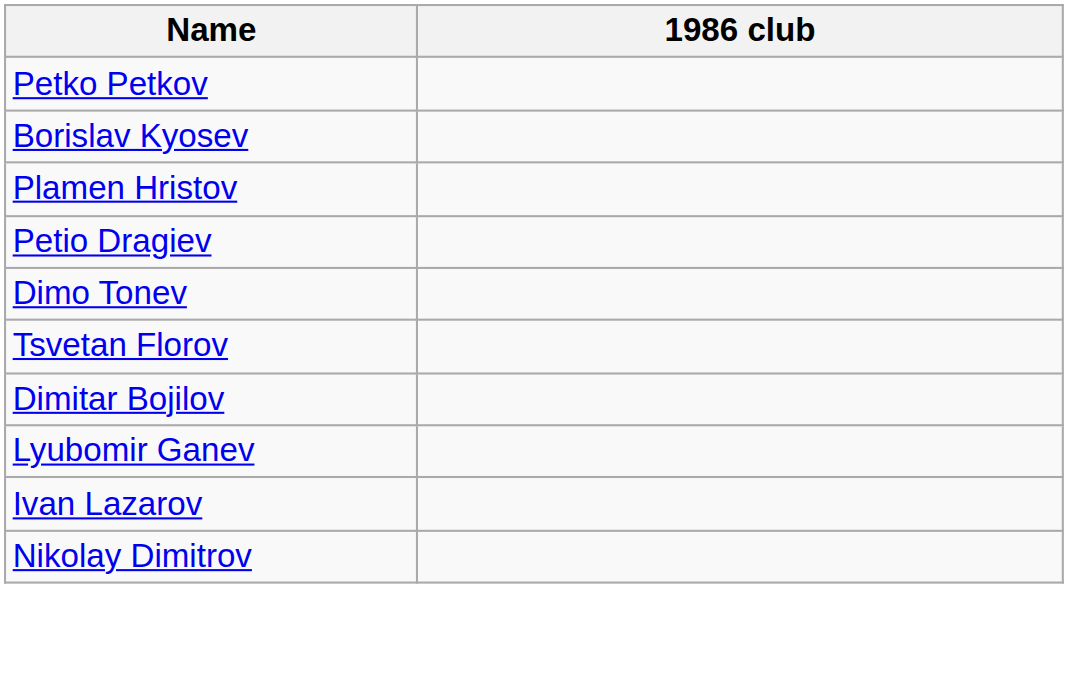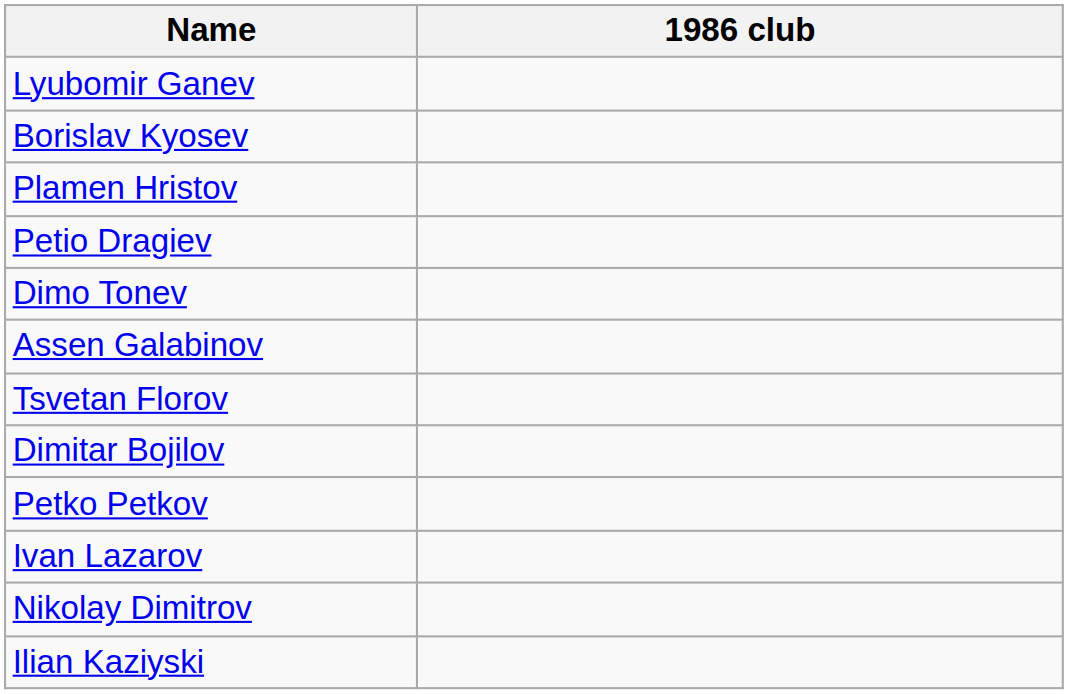rows swapped: (110, 83) <-> (134, 450)
+ row: (138, 345)
+ row: (108, 661)
